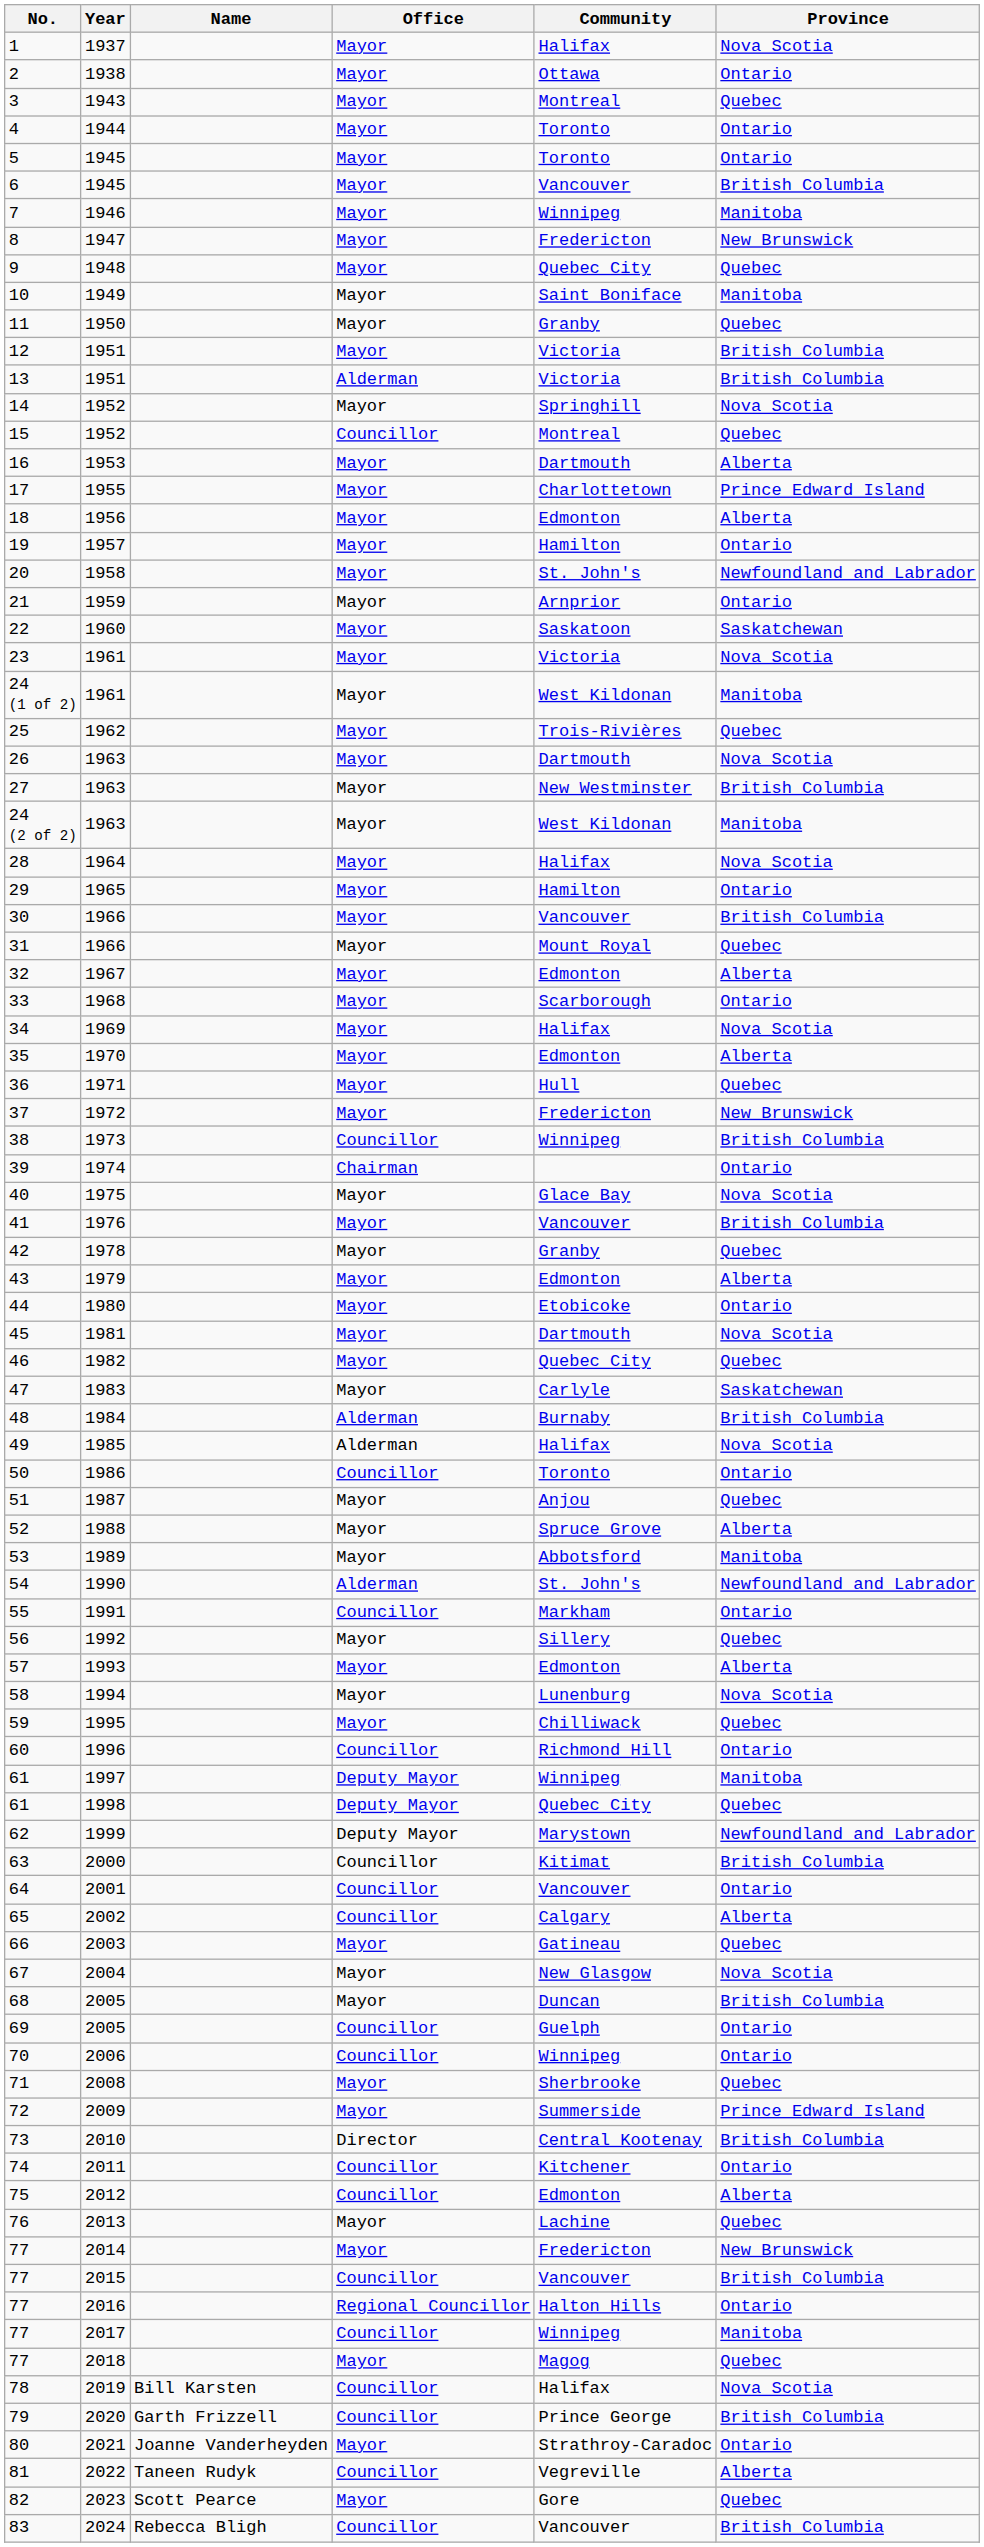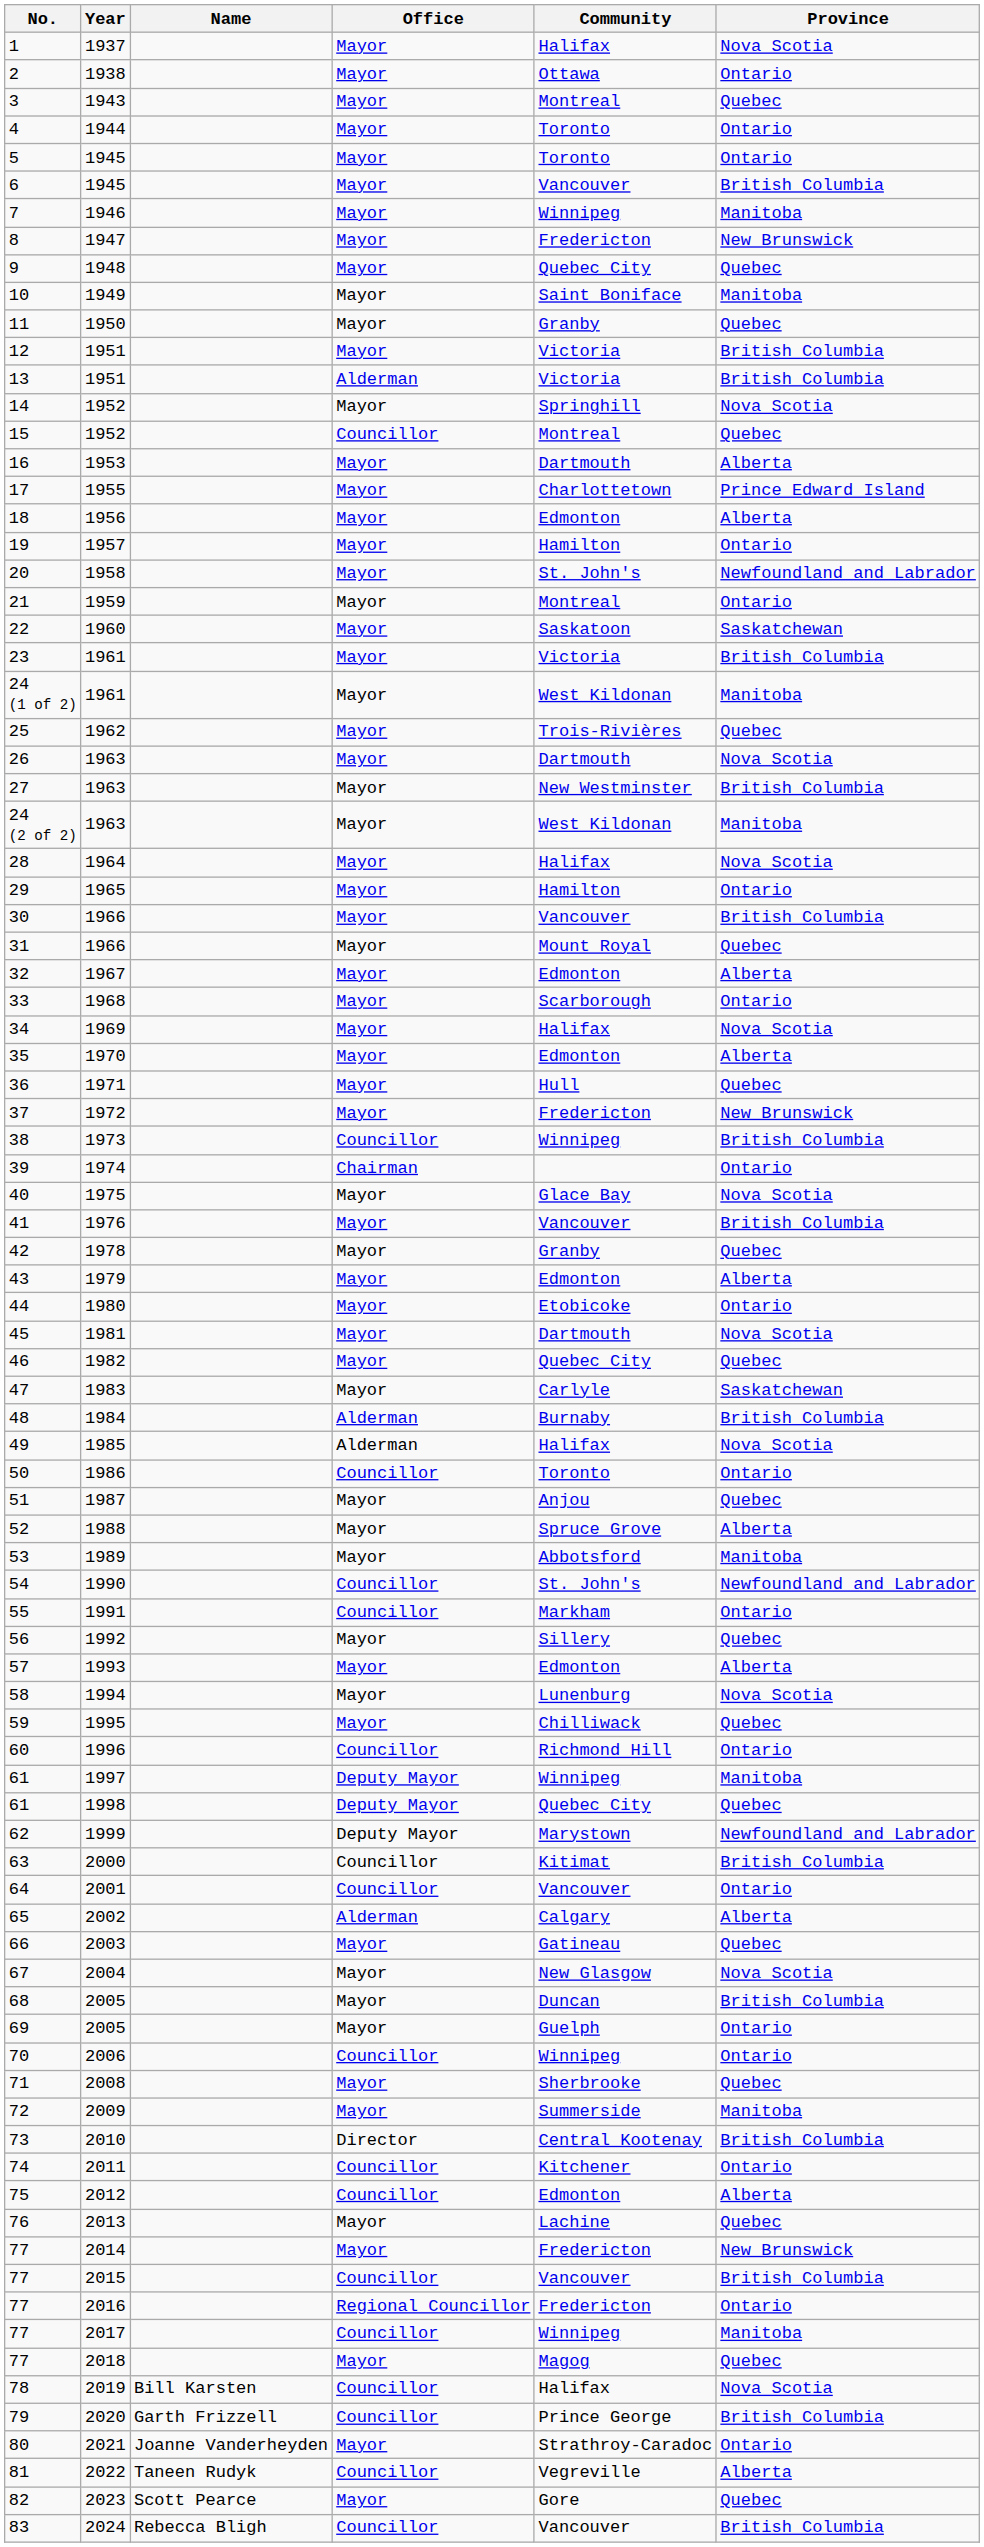(579, 601) Arnprior -> (579, 601) Montreal
(777, 657) Nova Scotia -> (802, 657) British Columbia
(377, 1584) Alderman -> (387, 1584) Councillor
(387, 1917) Councillor -> (377, 1917) Alderman
(387, 2028) Councillor -> (362, 2028) Mayor
(823, 2112) Prince Edward Island -> (761, 2112) Manitoba
(600, 2306) Halton Hills -> (595, 2306) Fredericton
